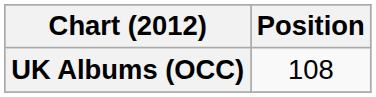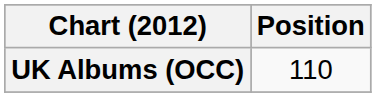(311, 69) 108 -> (311, 69) 110
